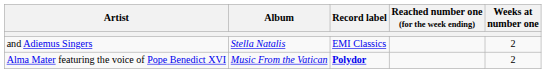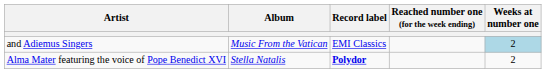(258, 44) Stella Natalis -> (279, 44) Music From the Vatican
(513, 44) no background -> (513, 44) lightblue background
(279, 60) Music From the Vatican -> (258, 60) Stella Natalis
